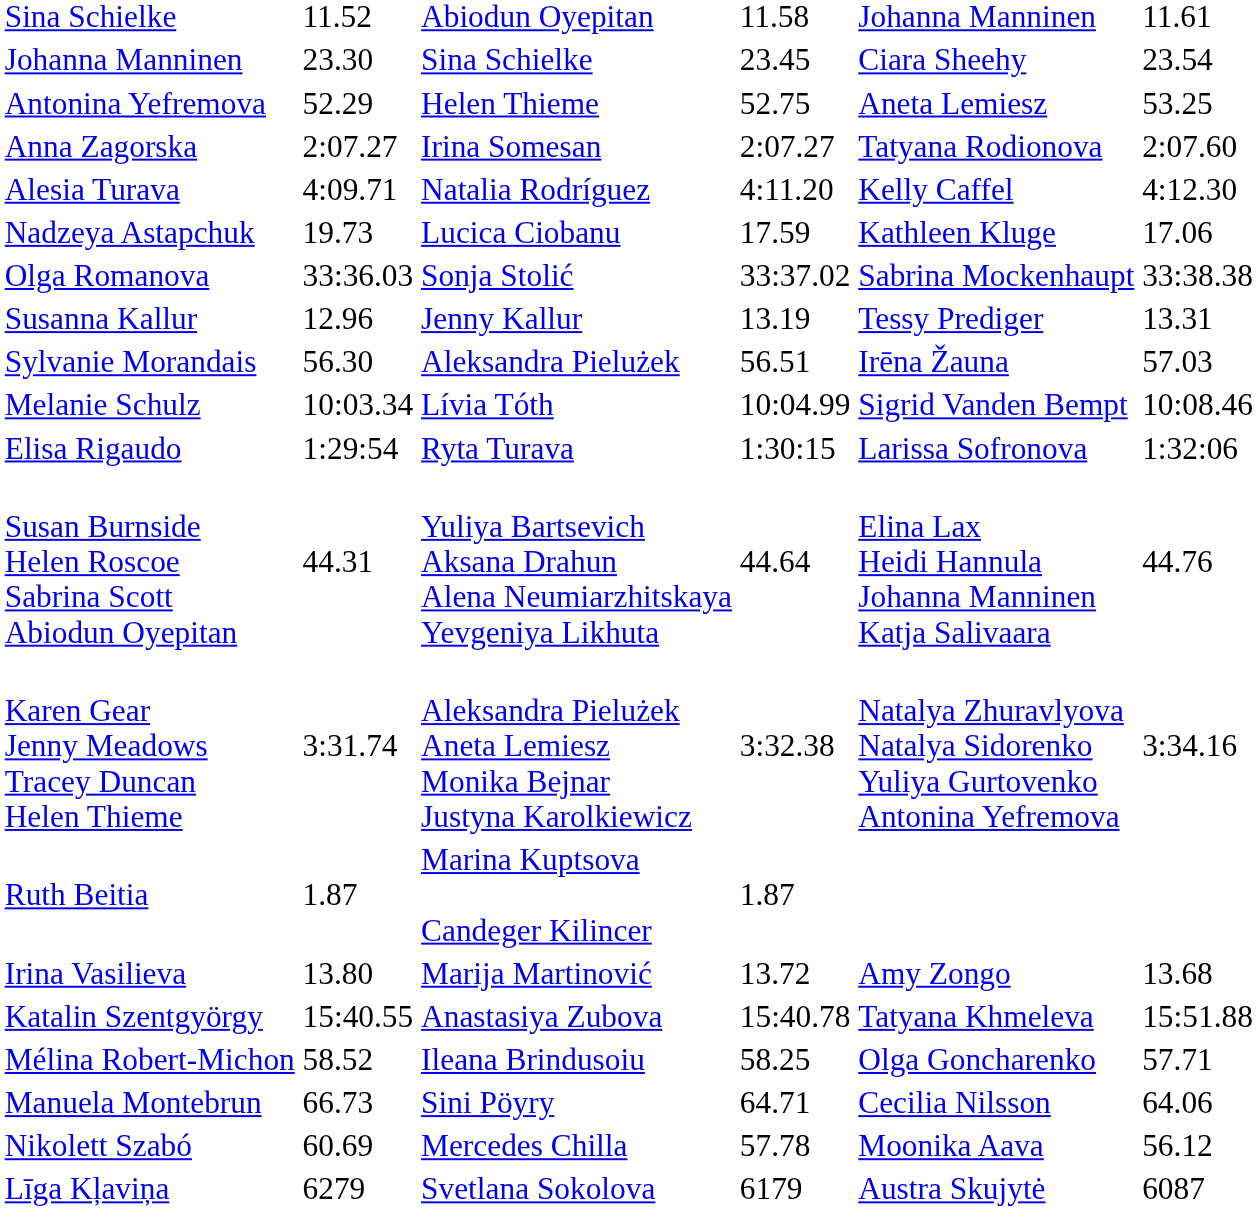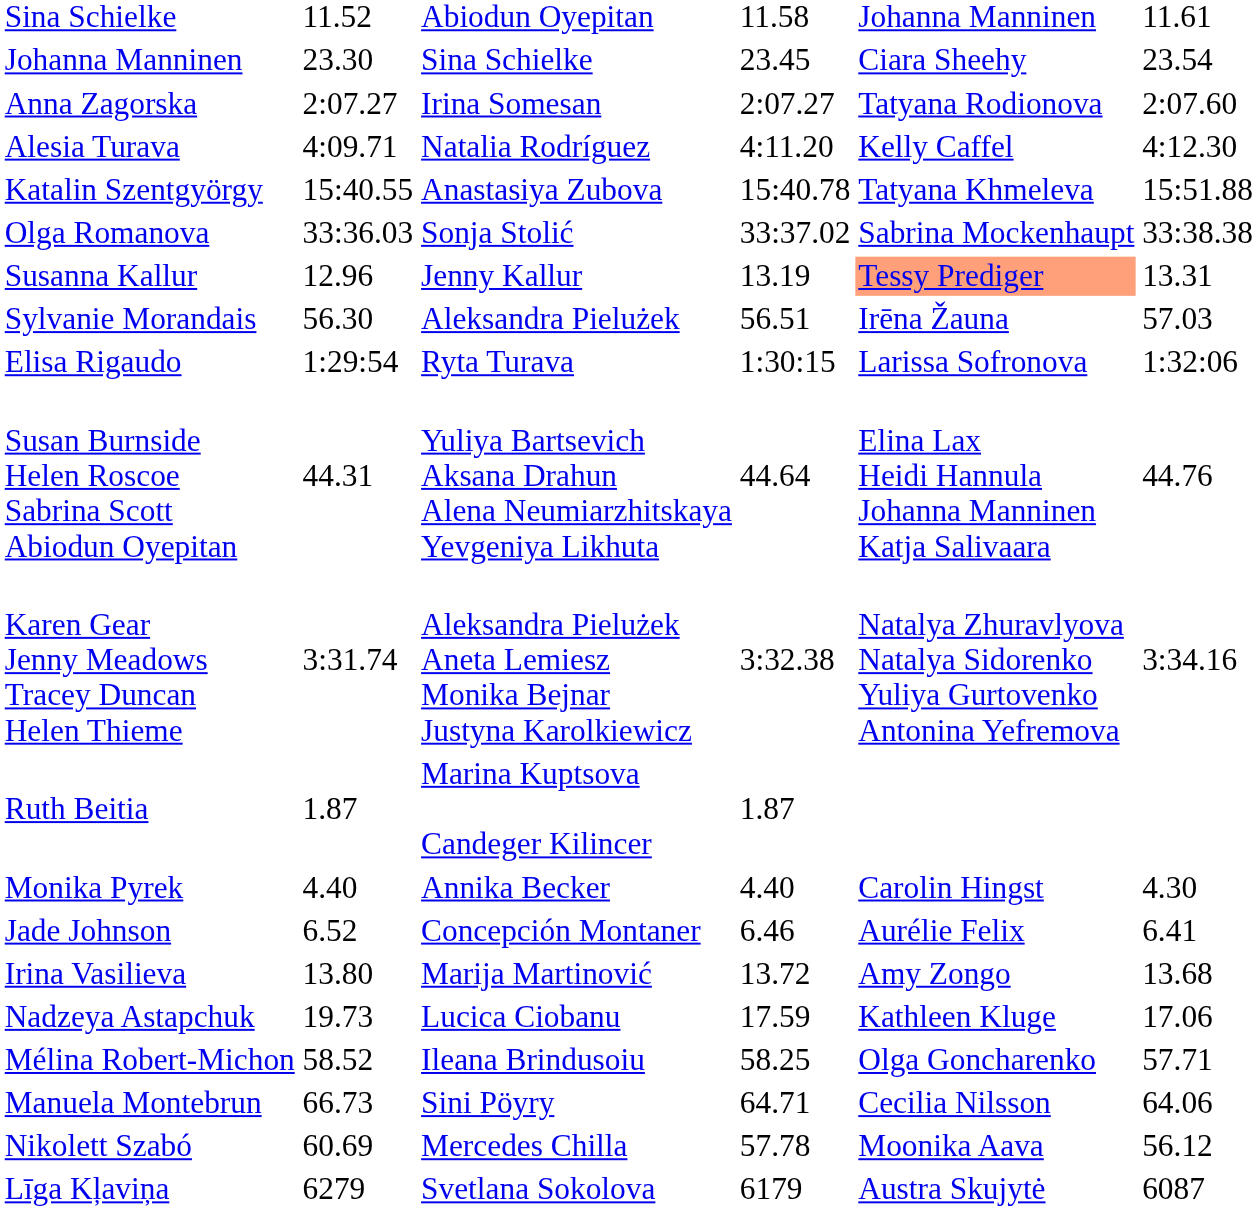- row: (135, 103)
rows swapped: (134, 1016) <-> (130, 232)
(951, 318) no background -> (951, 275) lightsalmon background
- row: (103, 405)
+ row: (94, 887)
+ row: (88, 930)
